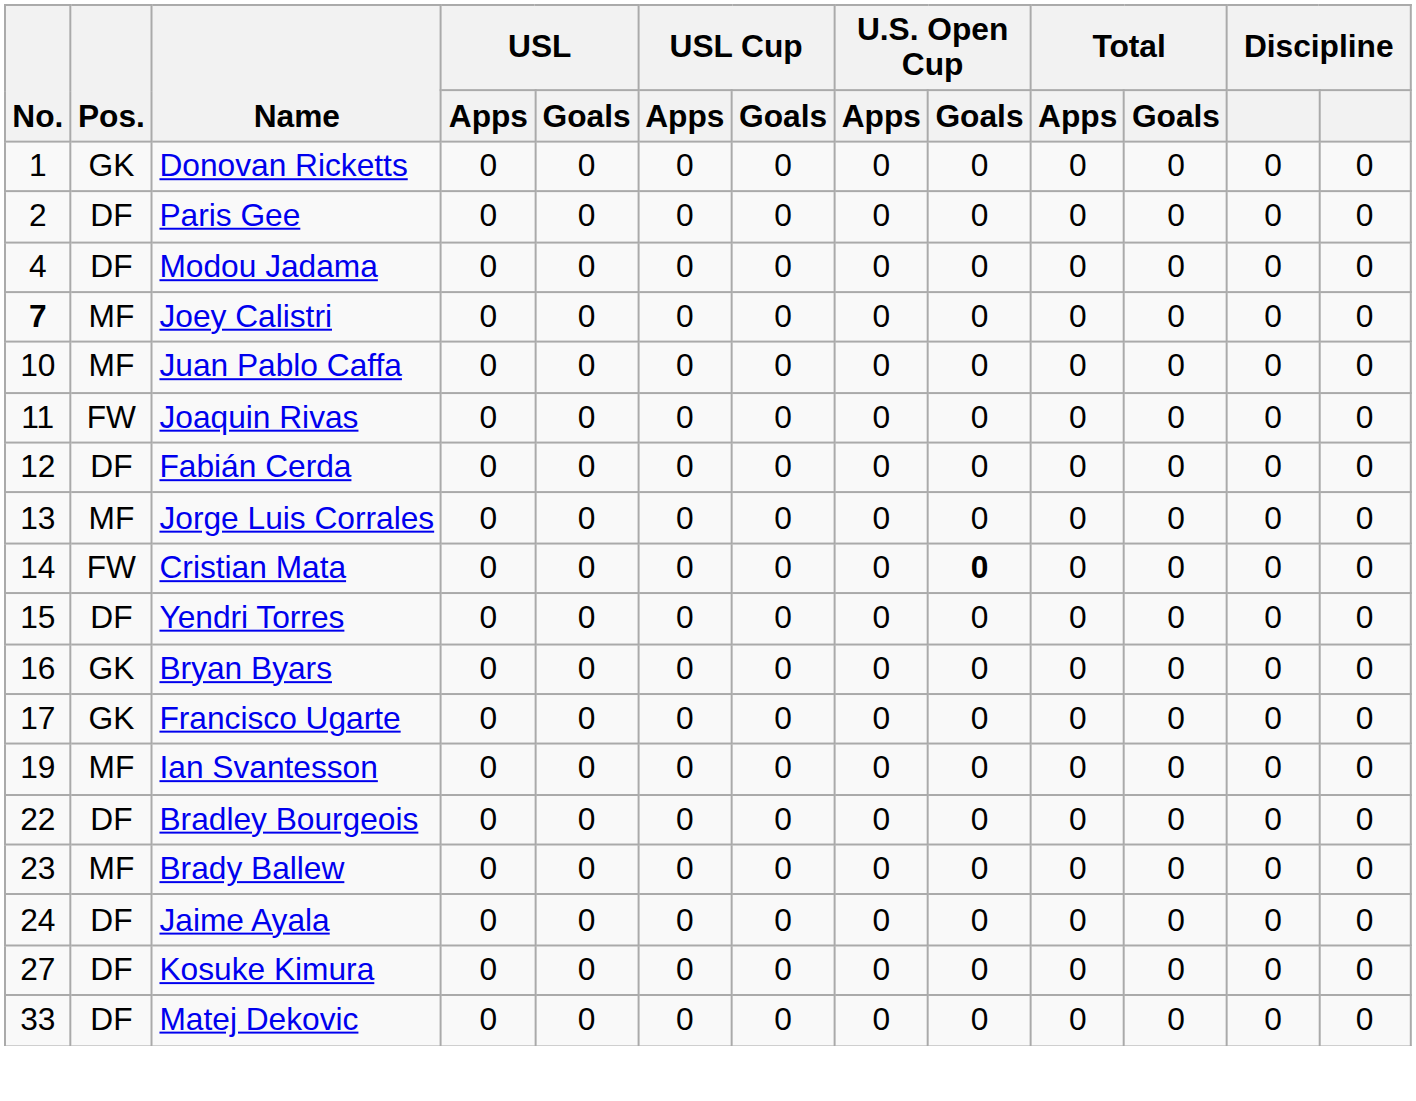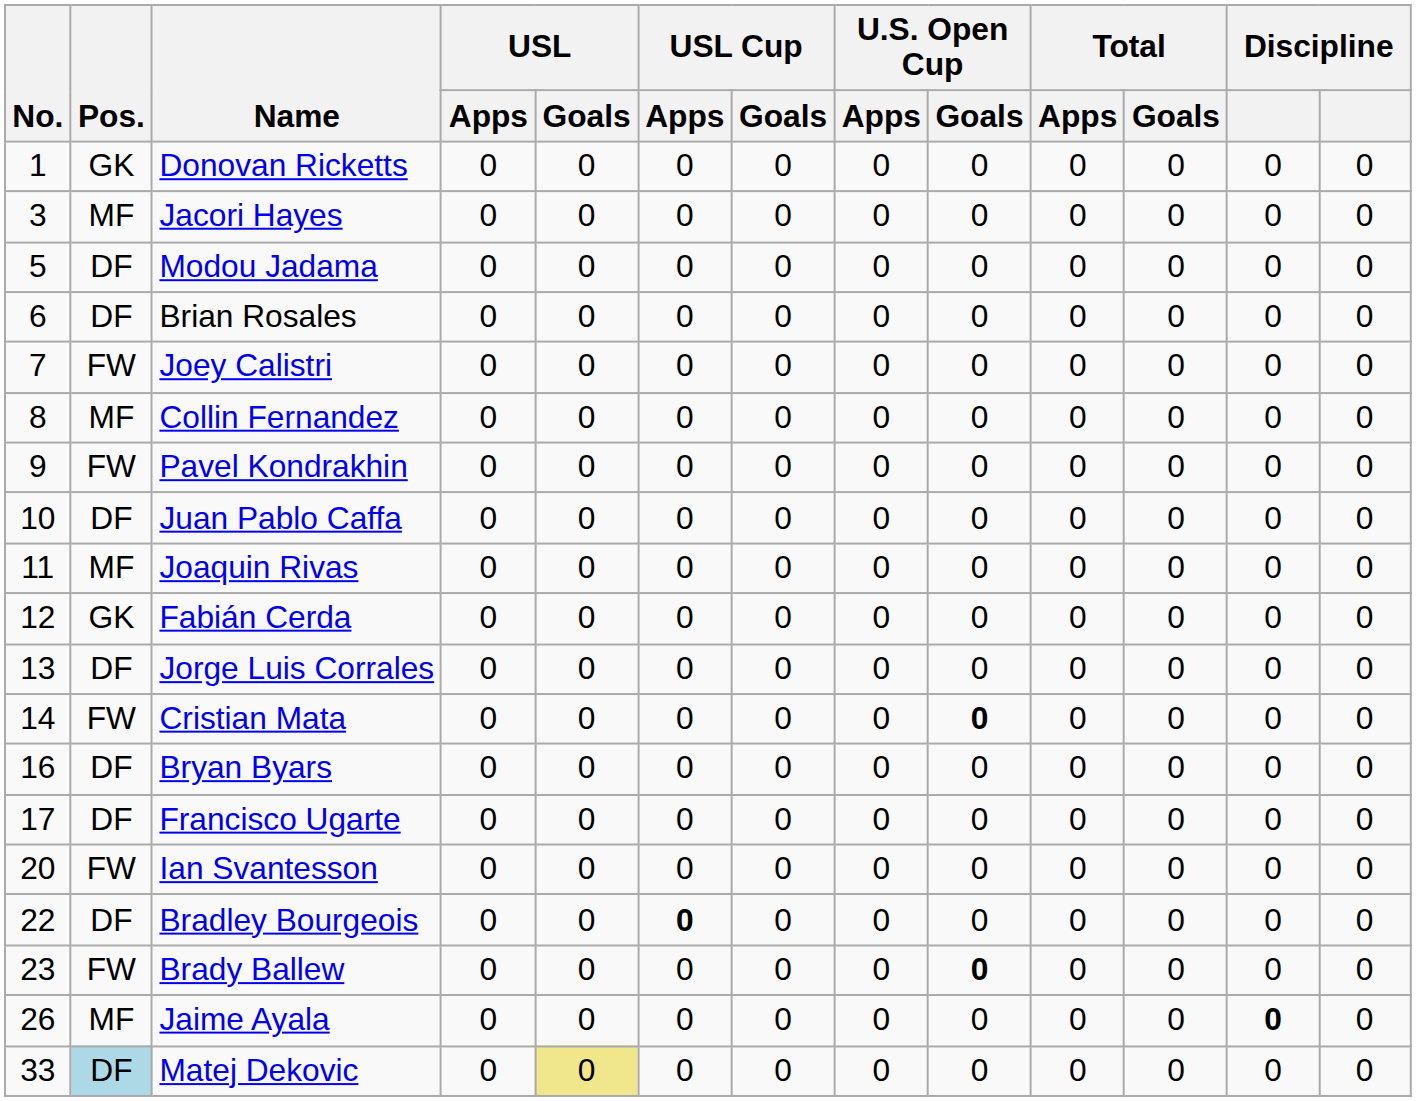- row: (230, 215)
+ row: (251, 215)
(38, 266) 4 -> (38, 266) 5
+ row: (258, 316)
(38, 316) bold -> (38, 366) normal
(111, 316) MF -> (111, 366) FW
+ row: (279, 416)
+ row: (284, 467)
(111, 366) MF -> (111, 517) DF
(111, 416) FW -> (111, 567) MF
(111, 467) DF -> (111, 617) GK
(111, 517) MF -> (111, 668) DF
- row: (252, 617)
(111, 668) GK -> (111, 768) DF
(111, 718) GK -> (111, 818) DF
(38, 768) 19 -> (38, 869) 20
(111, 768) MF -> (111, 869) FW
(685, 818) normal -> (685, 919) bold
(111, 869) MF -> (111, 969) FW
(979, 869) normal -> (979, 969) bold
(38, 919) 24 -> (38, 1019) 26
(111, 919) DF -> (111, 1019) MF
(1273, 919) normal -> (1273, 1019) bold
- row: (267, 969)
(111, 1019) no background -> (111, 1070) lightblue background
(587, 1019) no background -> (587, 1070) khaki background
